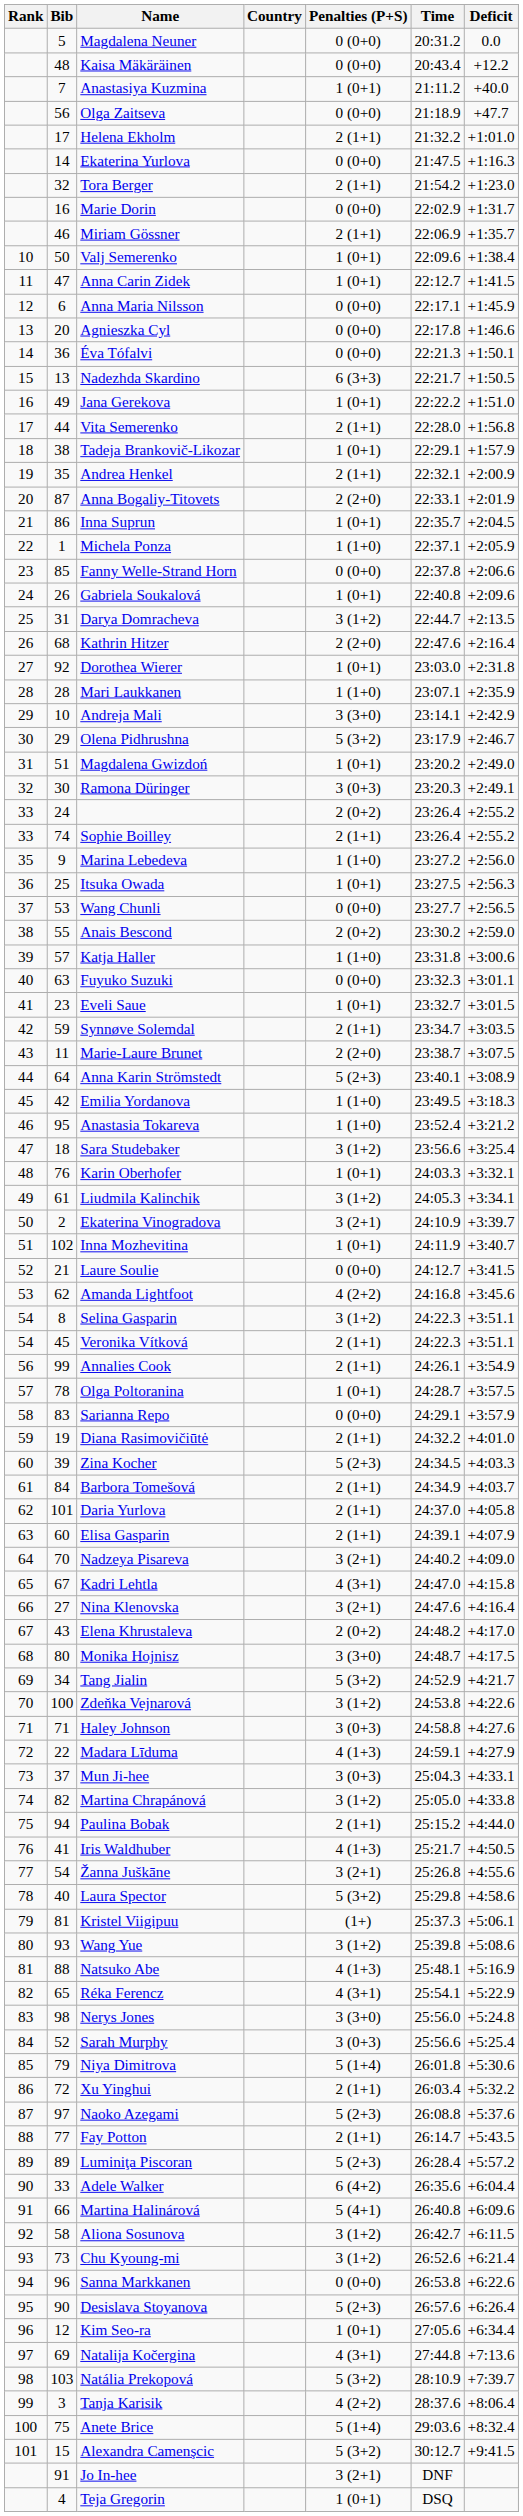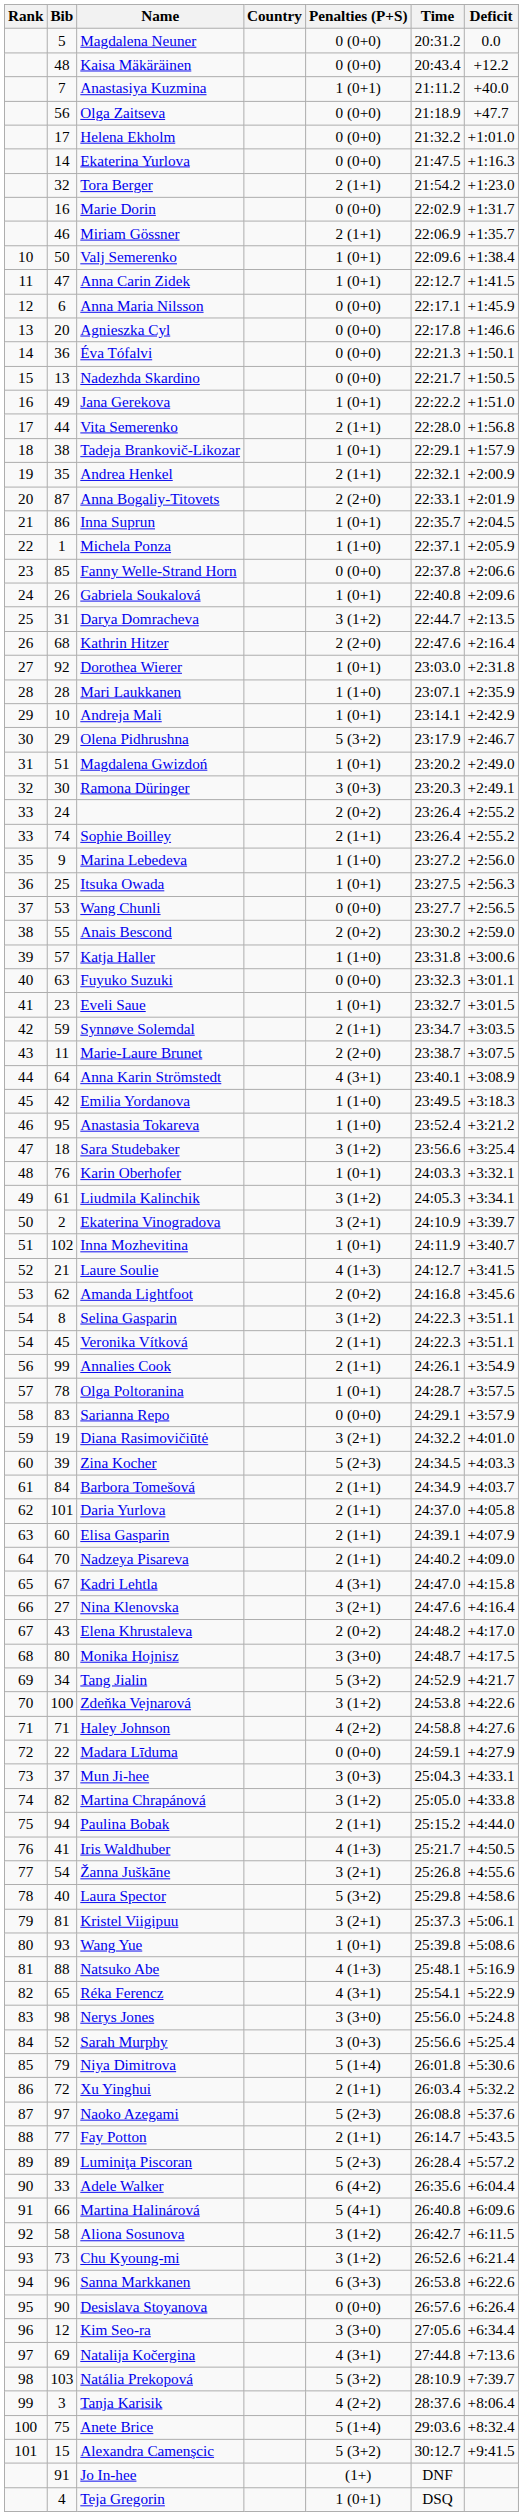(358, 137) 2 (1+1) -> (358, 137) 0 (0+0)
(358, 378) 6 (3+3) -> (358, 378) 0 (0+0)
(358, 715) 3 (3+0) -> (358, 715) 1 (0+1)
(358, 1077) 5 (2+3) -> (358, 1077) 4 (3+1)
(358, 1270) 0 (0+0) -> (358, 1270) 4 (1+3)
(358, 1294) 4 (2+2) -> (358, 1294) 2 (0+2)
(358, 1438) 2 (1+1) -> (358, 1438) 3 (2+1)
(358, 1559) 3 (2+1) -> (358, 1559) 2 (1+1)
(358, 1728) 3 (0+3) -> (358, 1728) 4 (2+2)
(358, 1752) 4 (1+3) -> (358, 1752) 0 (0+0)
(358, 1920) (1+) -> (358, 1920) 3 (2+1)
(358, 1945) 3 (1+2) -> (358, 1945) 1 (0+1)
(358, 2282) 0 (0+0) -> (358, 2282) 6 (3+3)
(358, 2306) 5 (2+3) -> (358, 2306) 0 (0+0)
(358, 2330) 1 (0+1) -> (358, 2330) 3 (3+0)
(358, 2475) 3 (2+1) -> (358, 2475) (1+)
